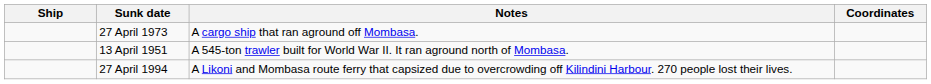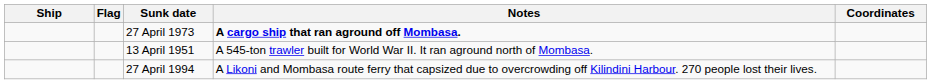+ column: (109, 13)
(305, 32) normal -> (338, 32) bold
